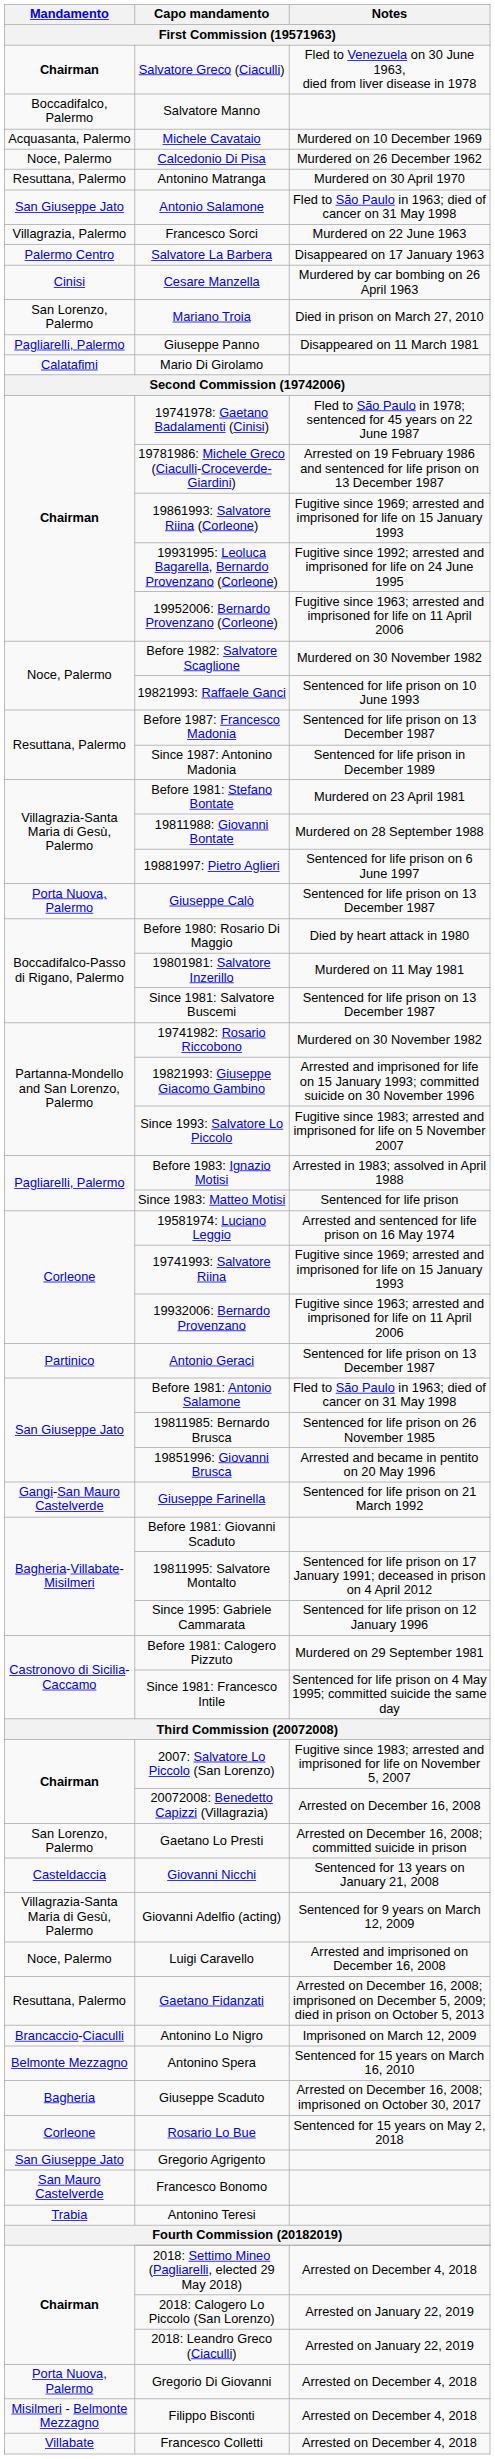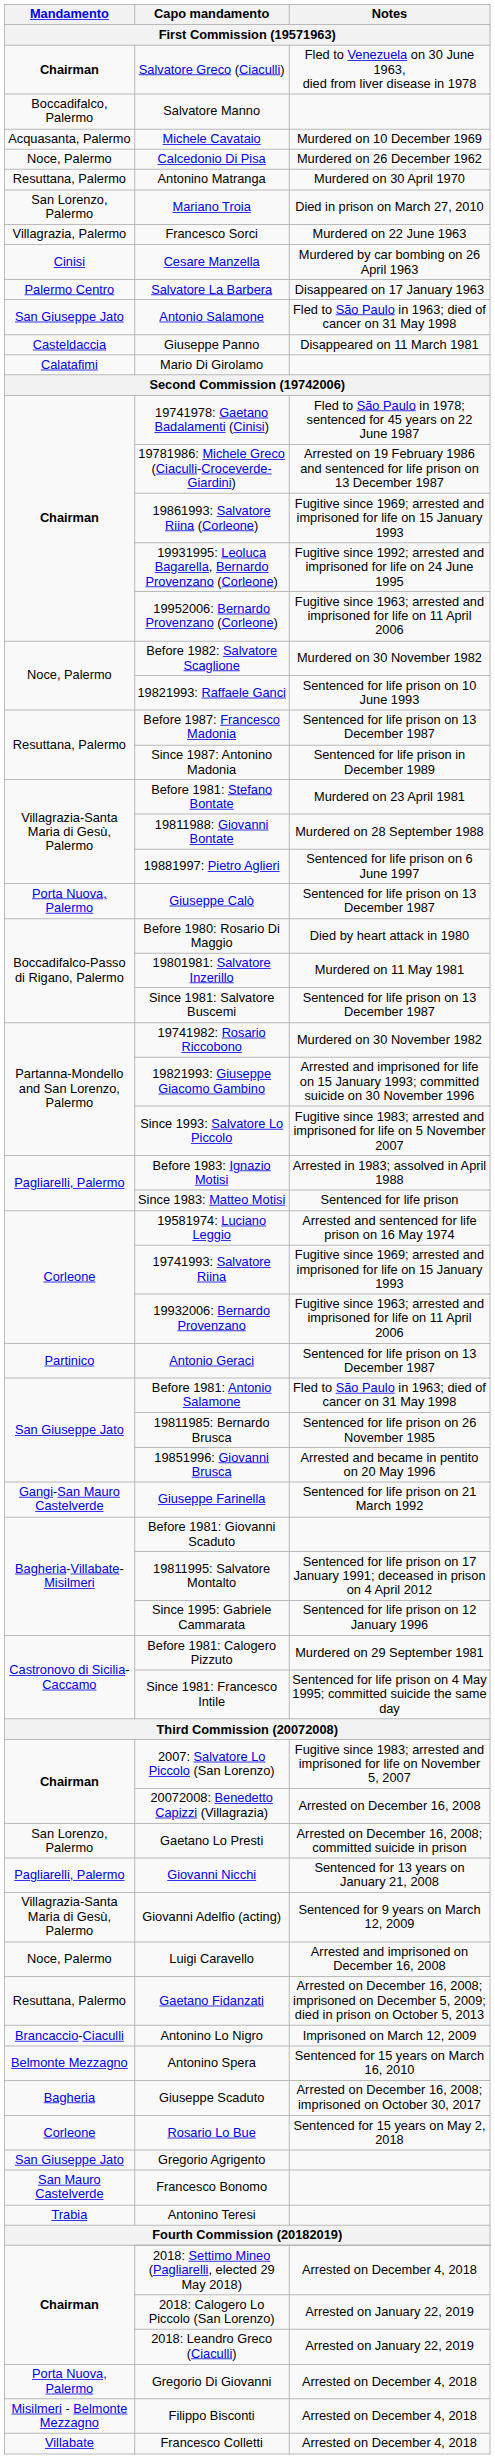rows swapped: (212, 317) <-> (212, 207)
rows swapped: (212, 254) <-> (212, 282)
(69, 344) Pagliarelli, Palermo -> (69, 344) Casteldaccia
(69, 1875) Casteldaccia -> (69, 1875) Pagliarelli, Palermo
